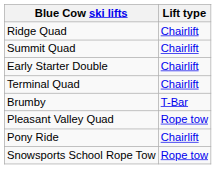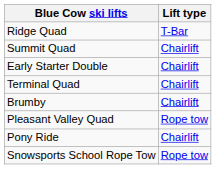(180, 31) Chairlift -> (174, 31) T-Bar
(174, 102) T-Bar -> (180, 102) Chairlift
